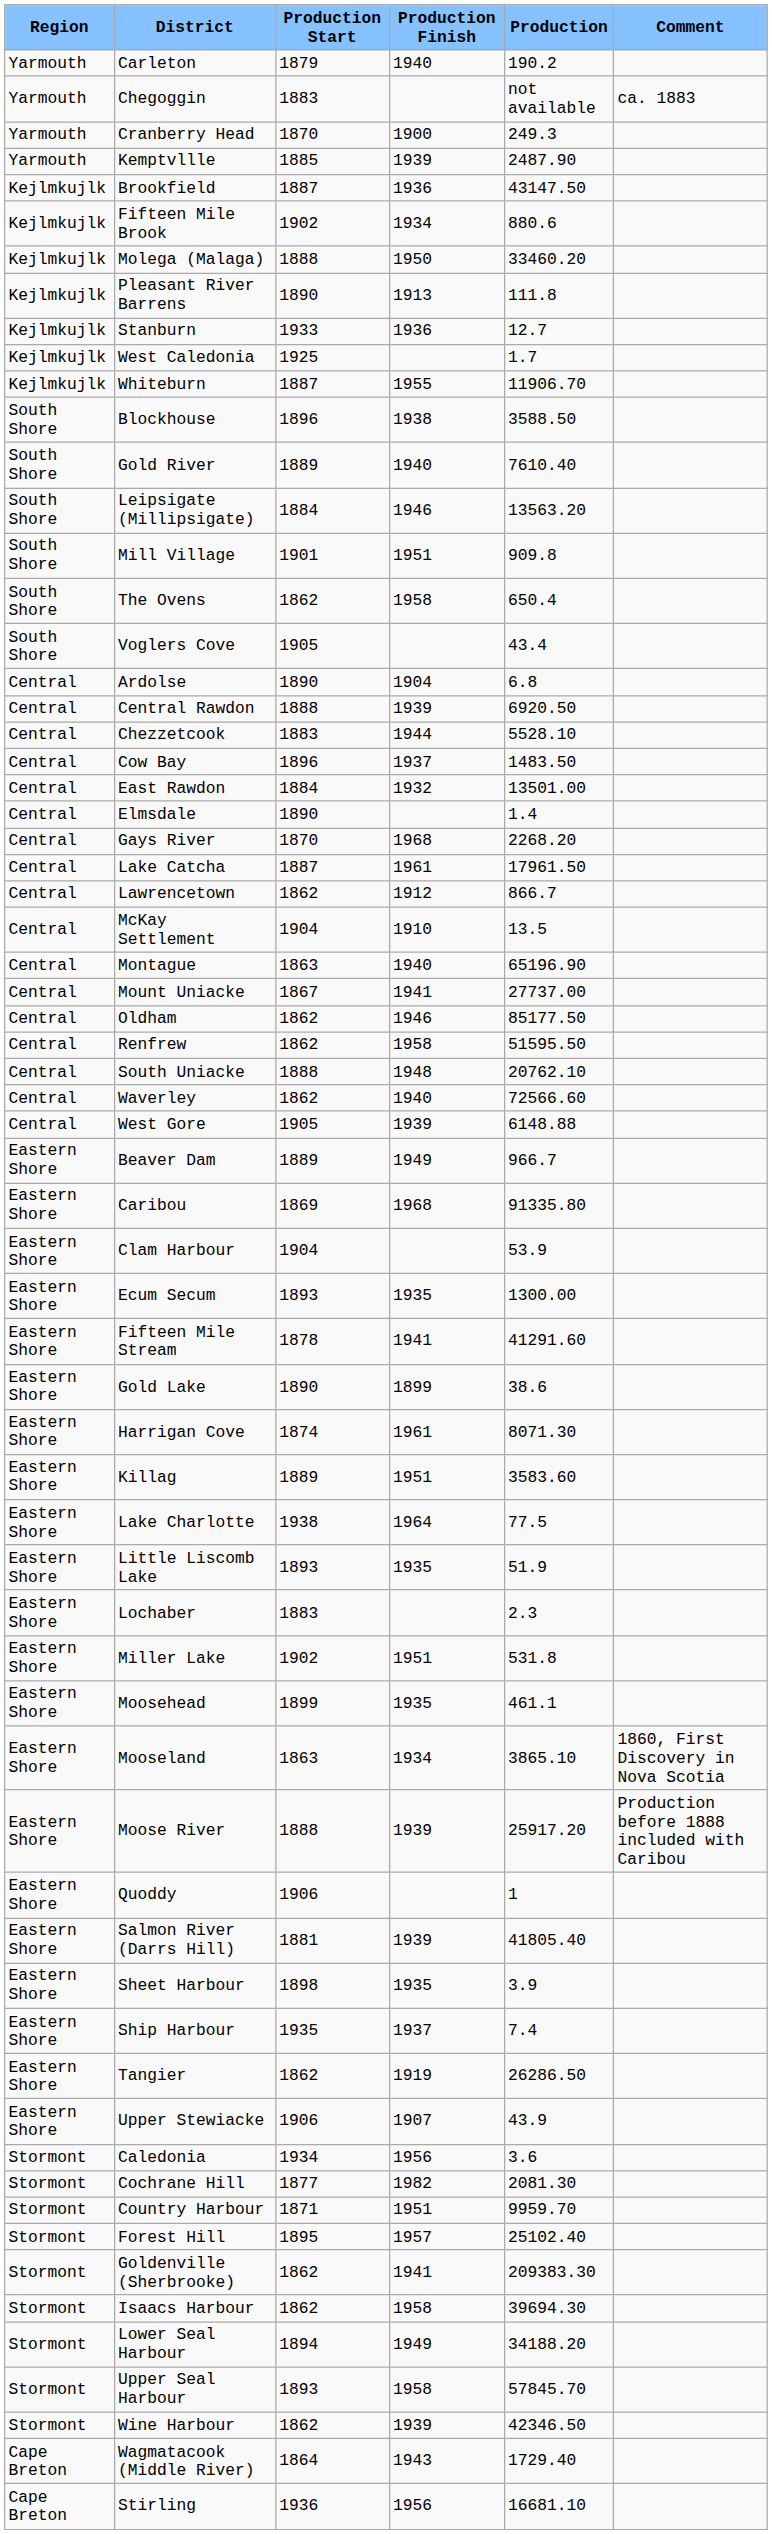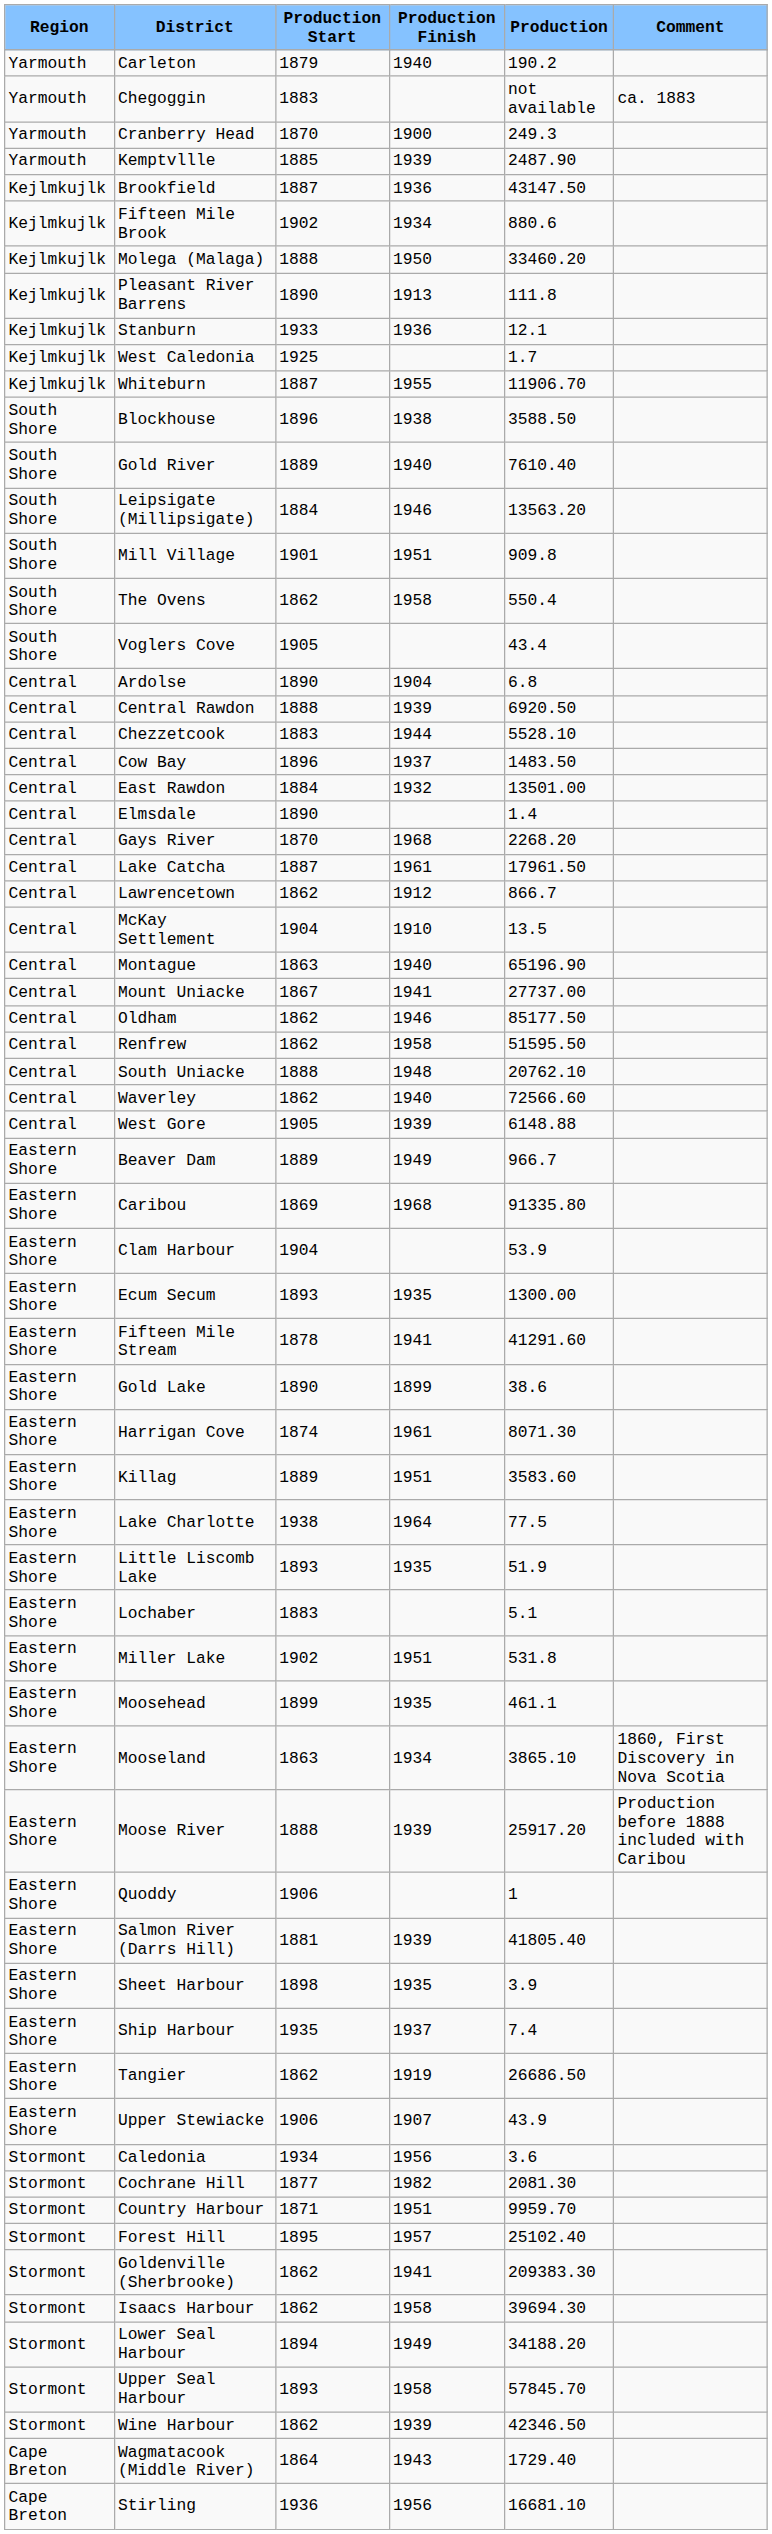(528, 331) 12.7 -> (528, 331) 12.1
(532, 601) 650.4 -> (532, 601) 550.4
(523, 1613) 2.3 -> (523, 1613) 5.1
(547, 2076) 26286.50 -> (547, 2076) 26686.50
